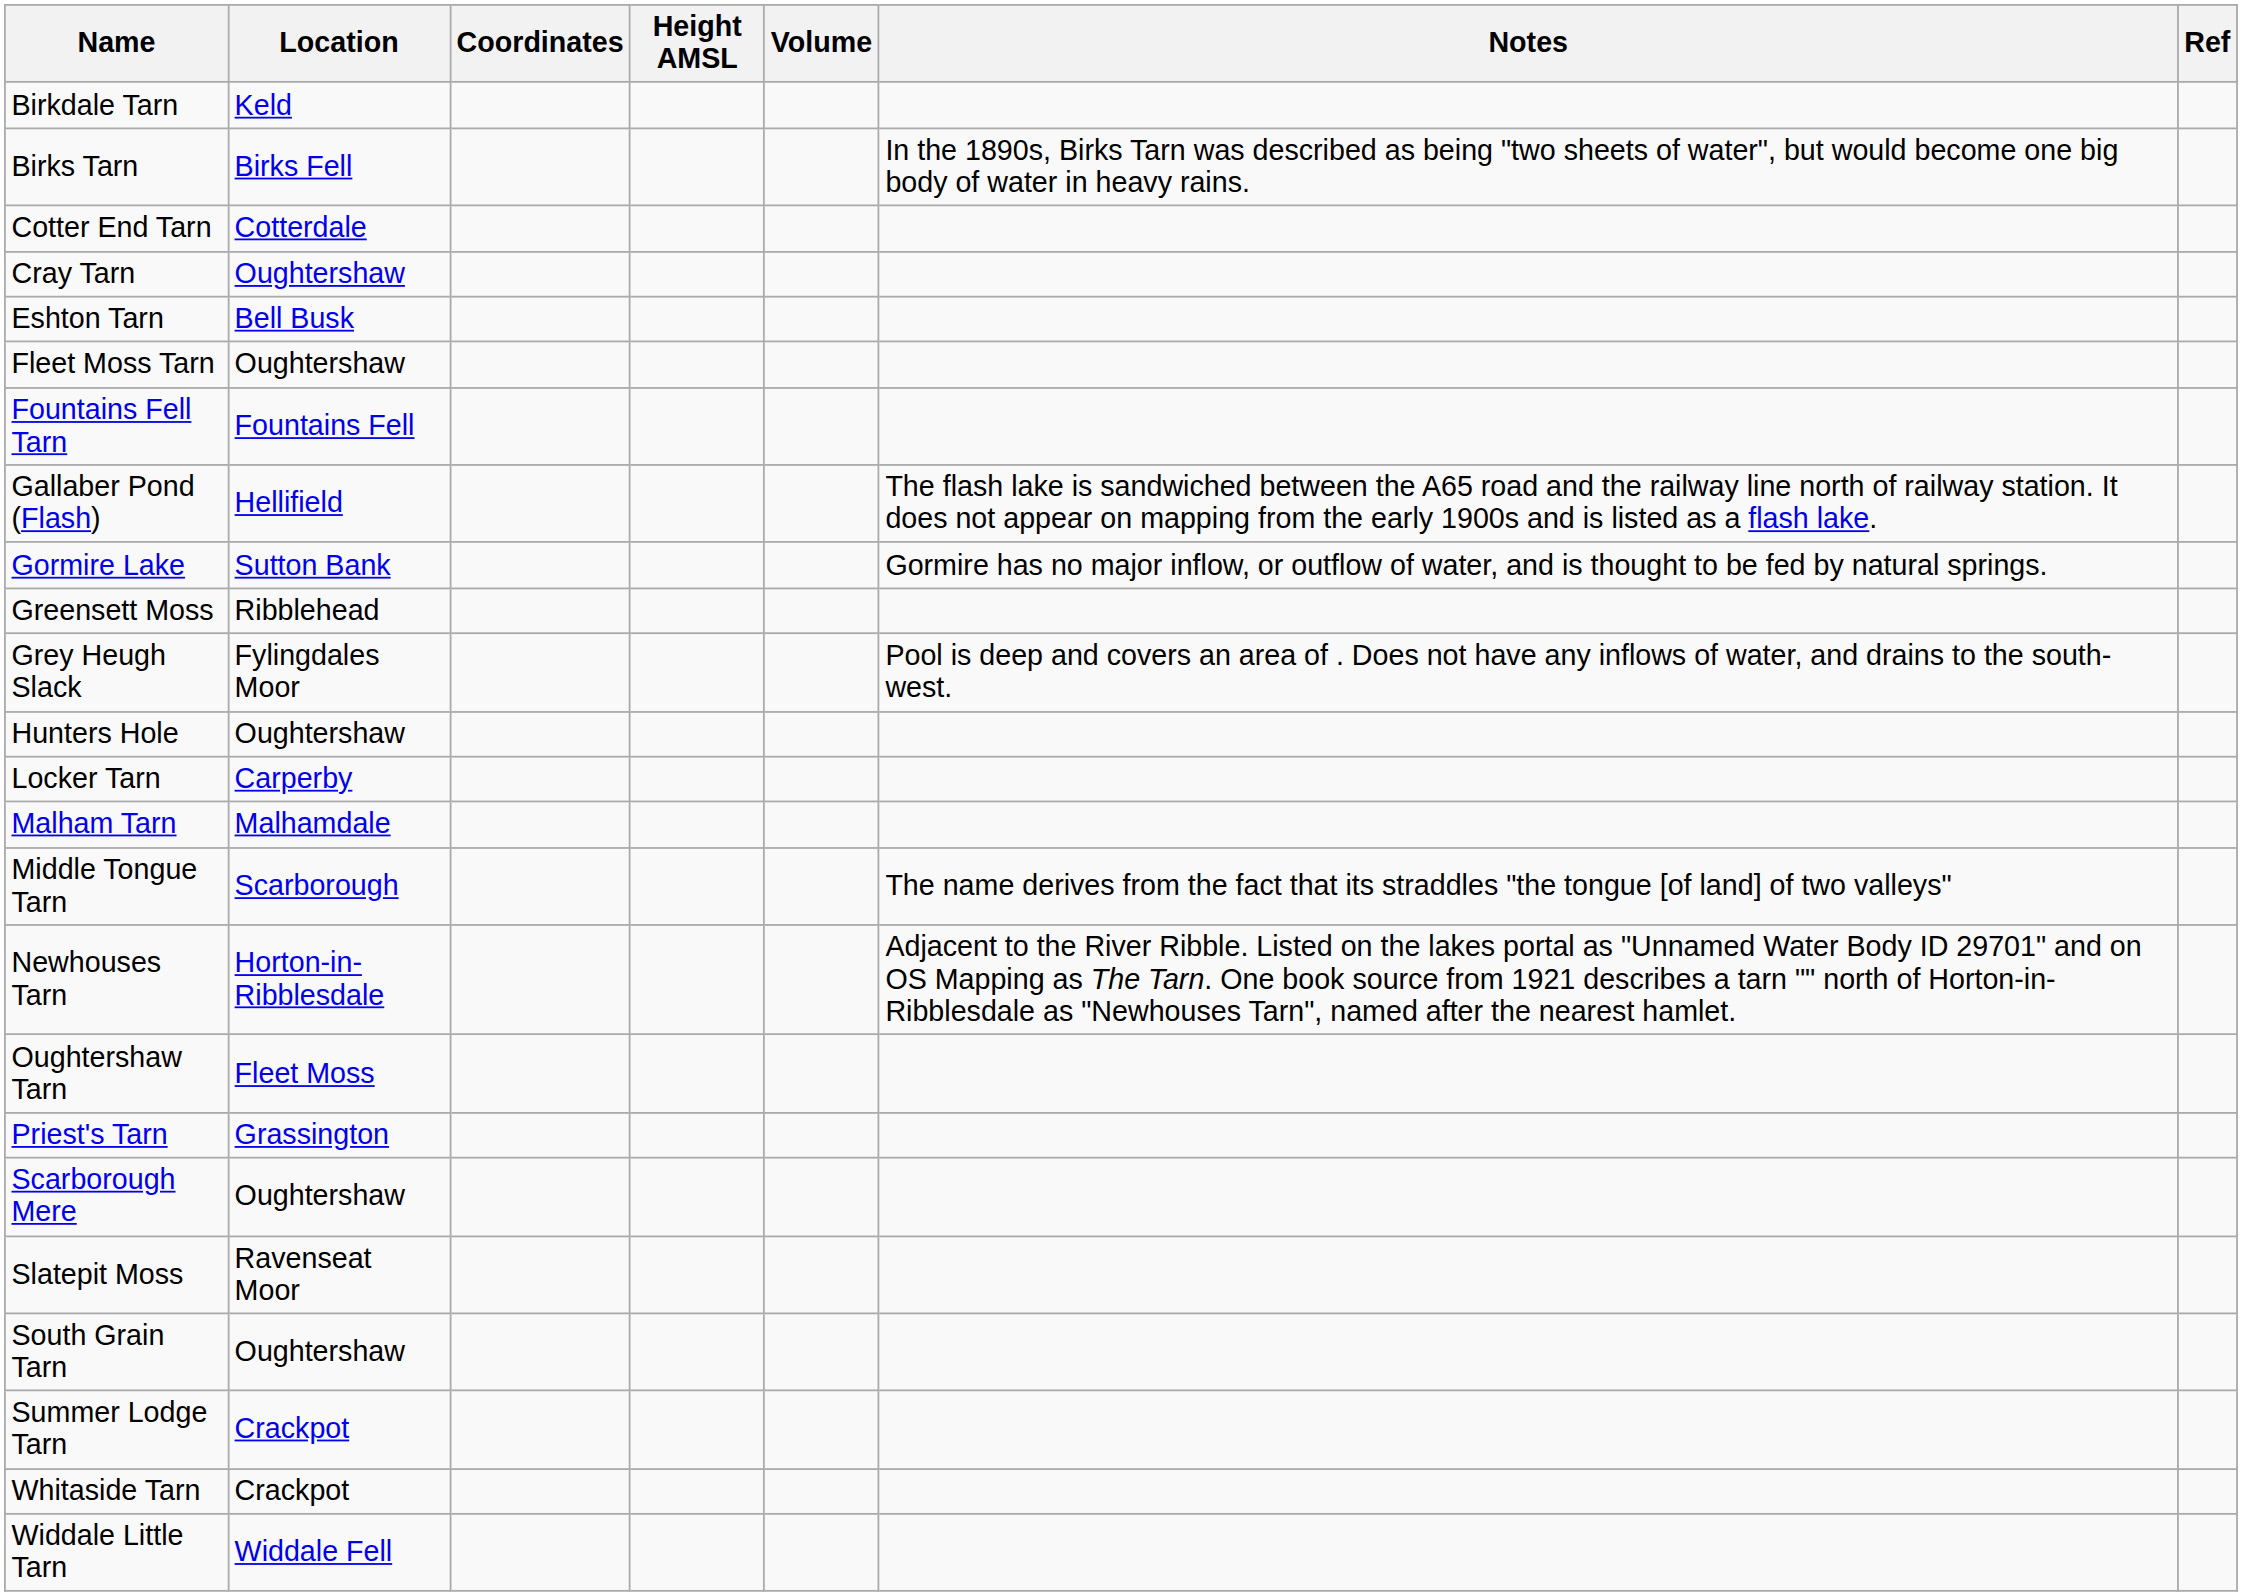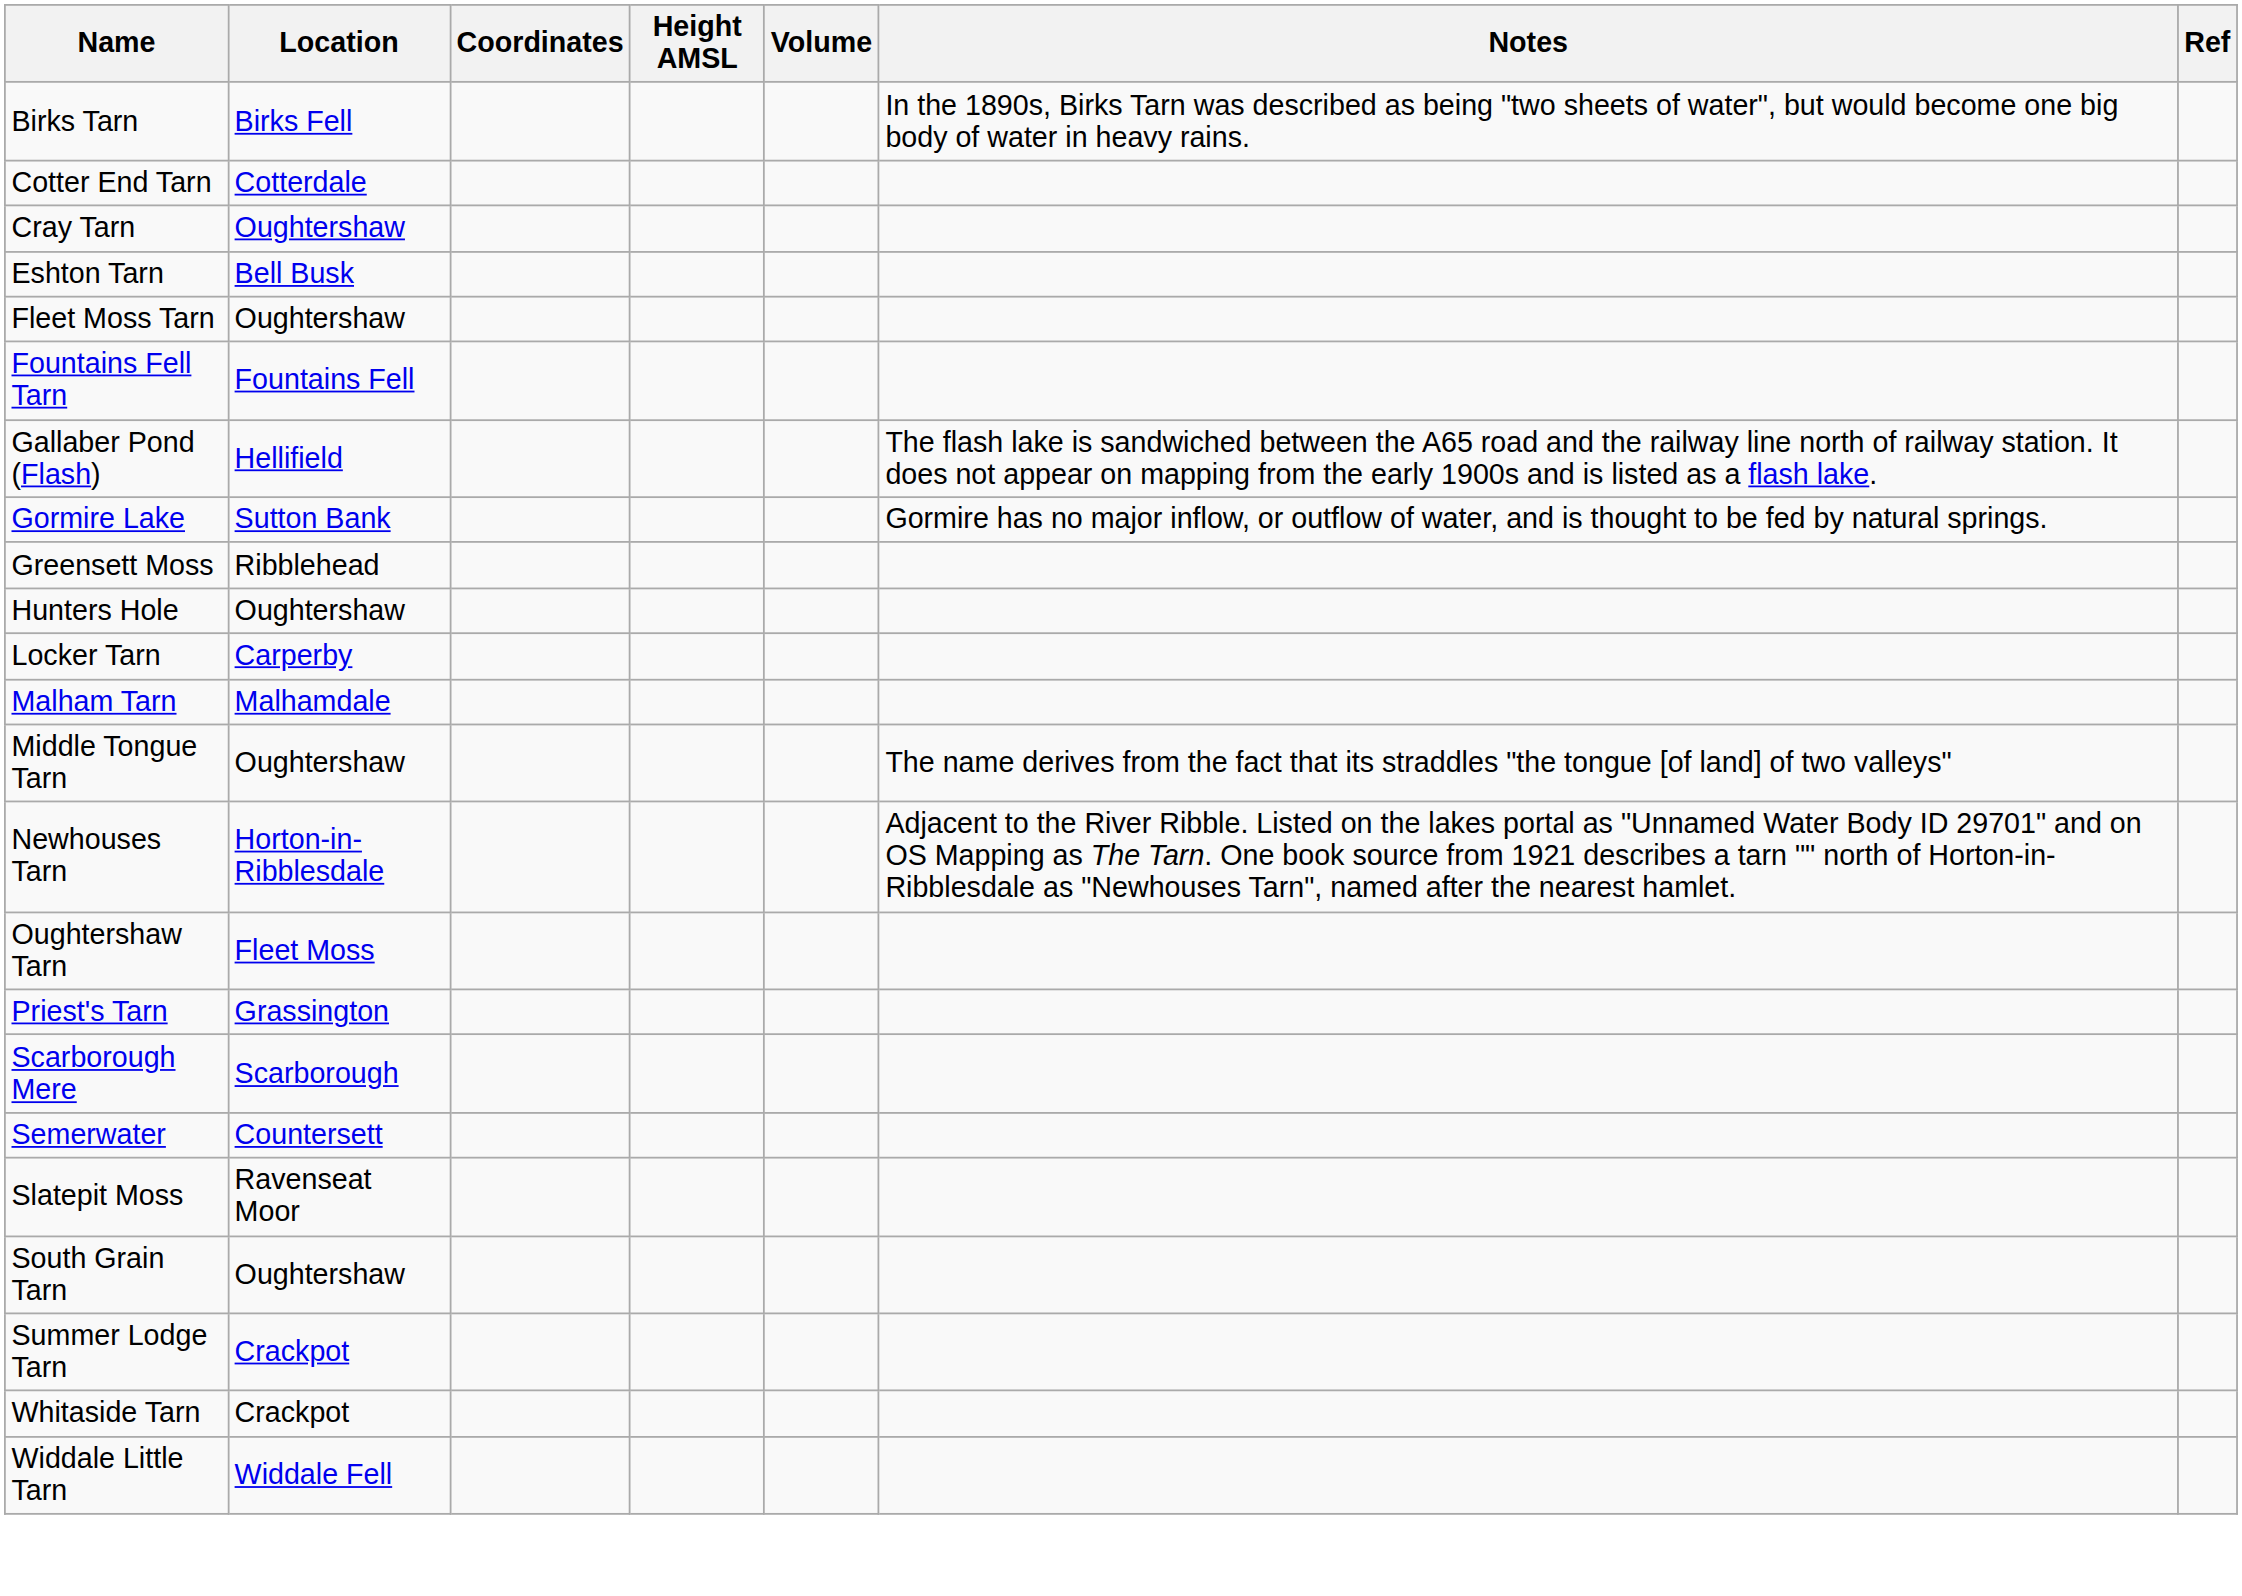- row: (95, 104)
- row: (89, 671)
(317, 885) Scarborough -> (320, 762) Oughtershaw
(320, 1196) Oughtershaw -> (317, 1073) Scarborough
+ row: (89, 1134)
